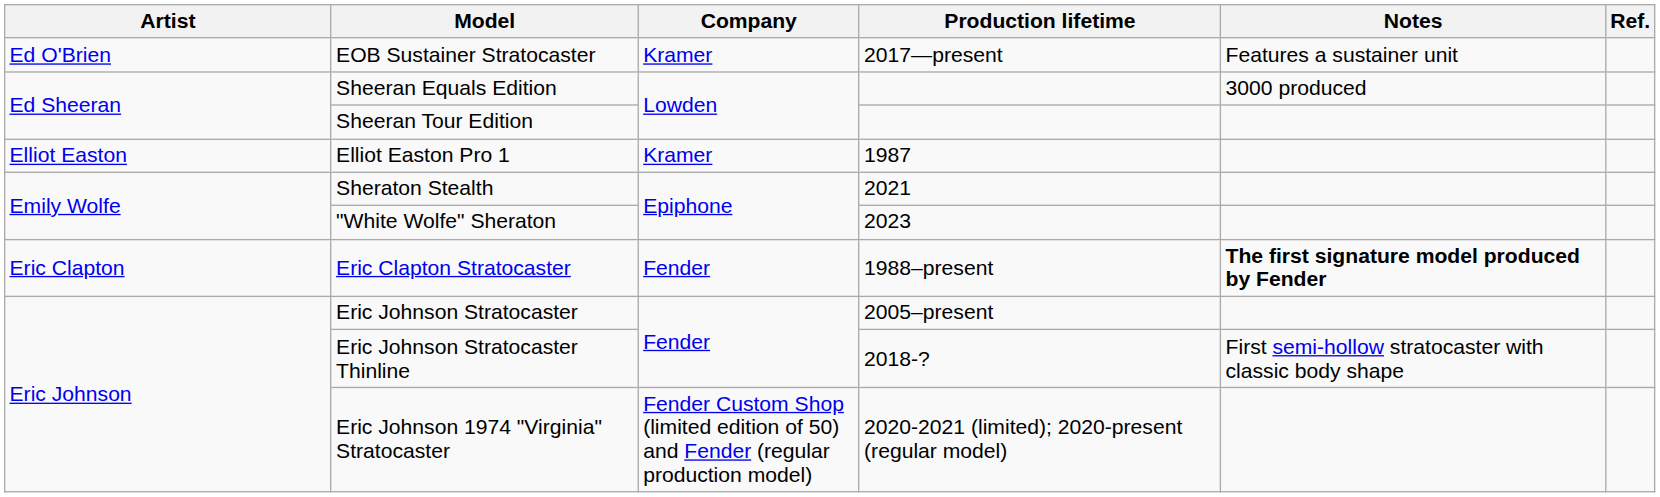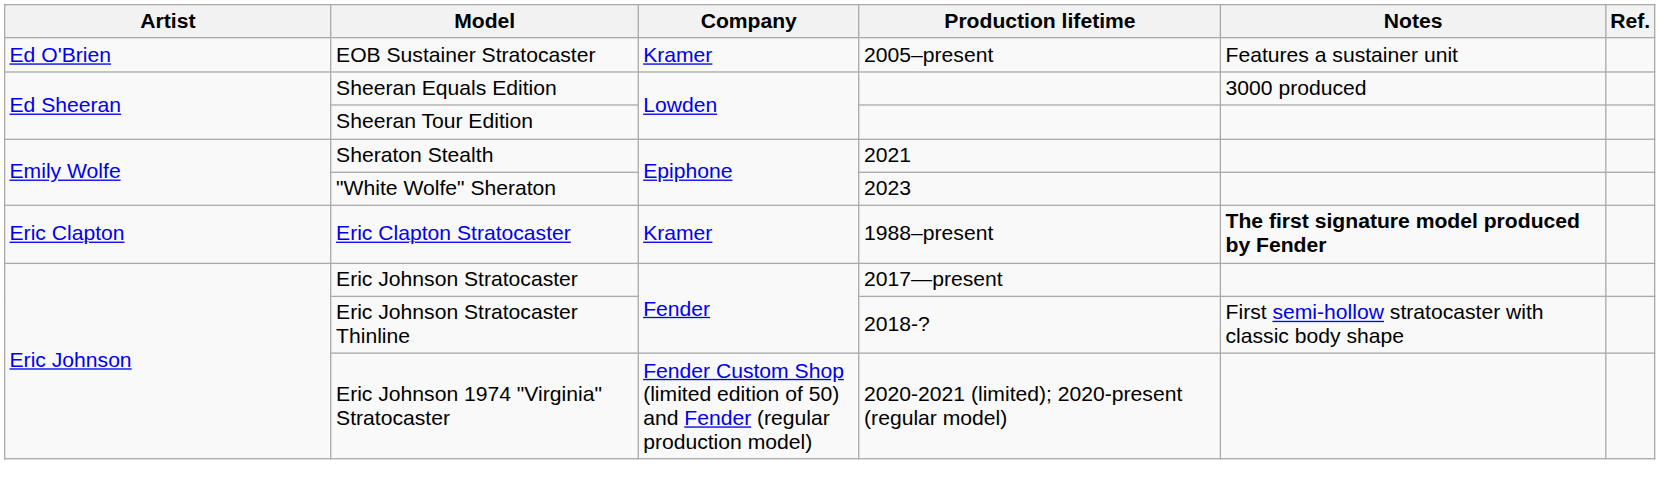(933, 54) 2017—present -> (929, 54) 2005–present
- row: (423, 155)
(677, 267) Fender -> (678, 234) Kramer
(929, 312) 2005–present -> (933, 279) 2017—present
